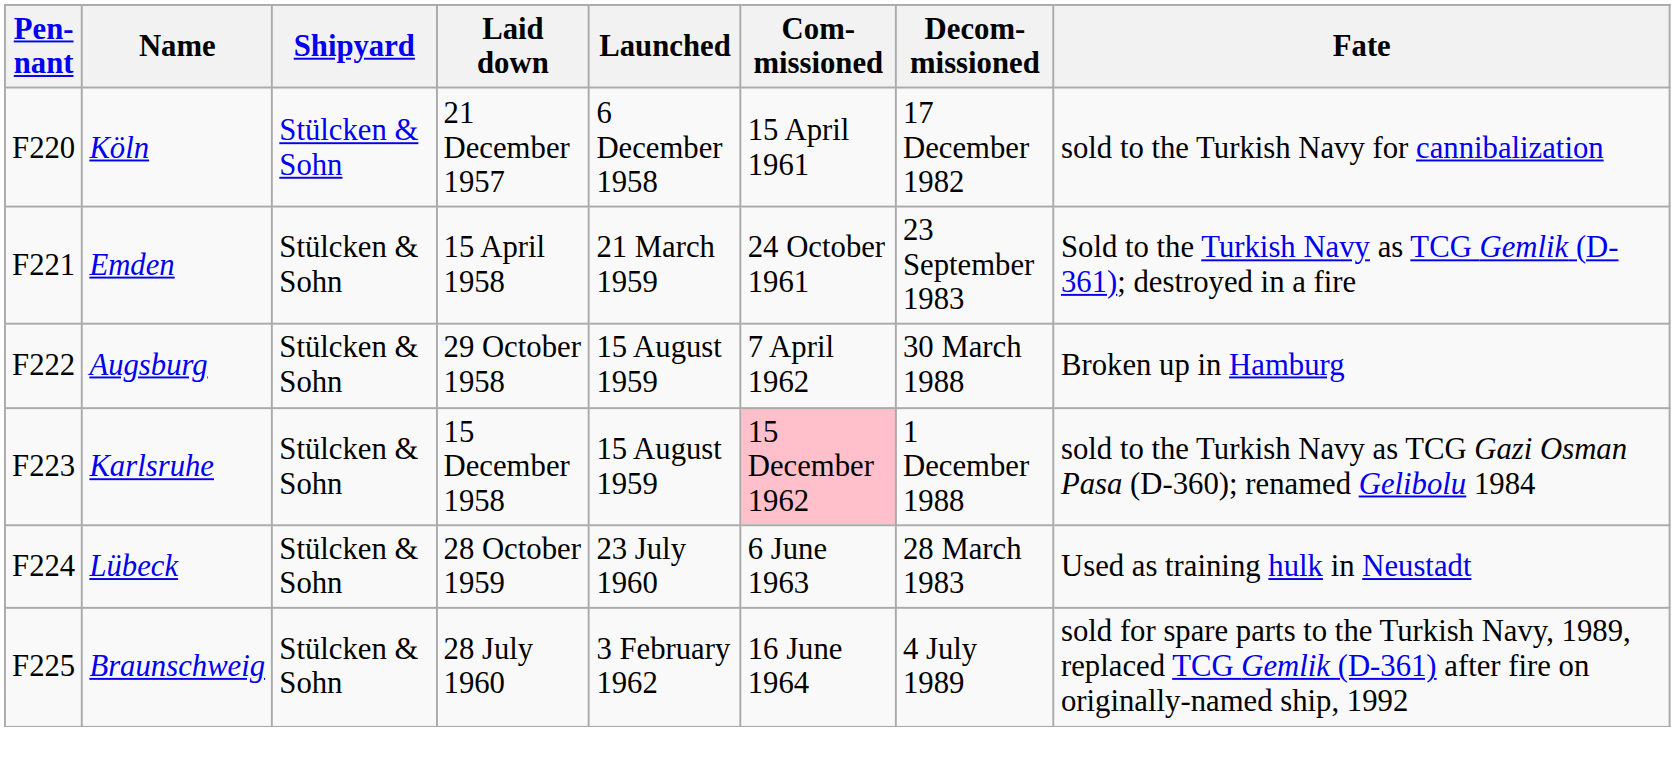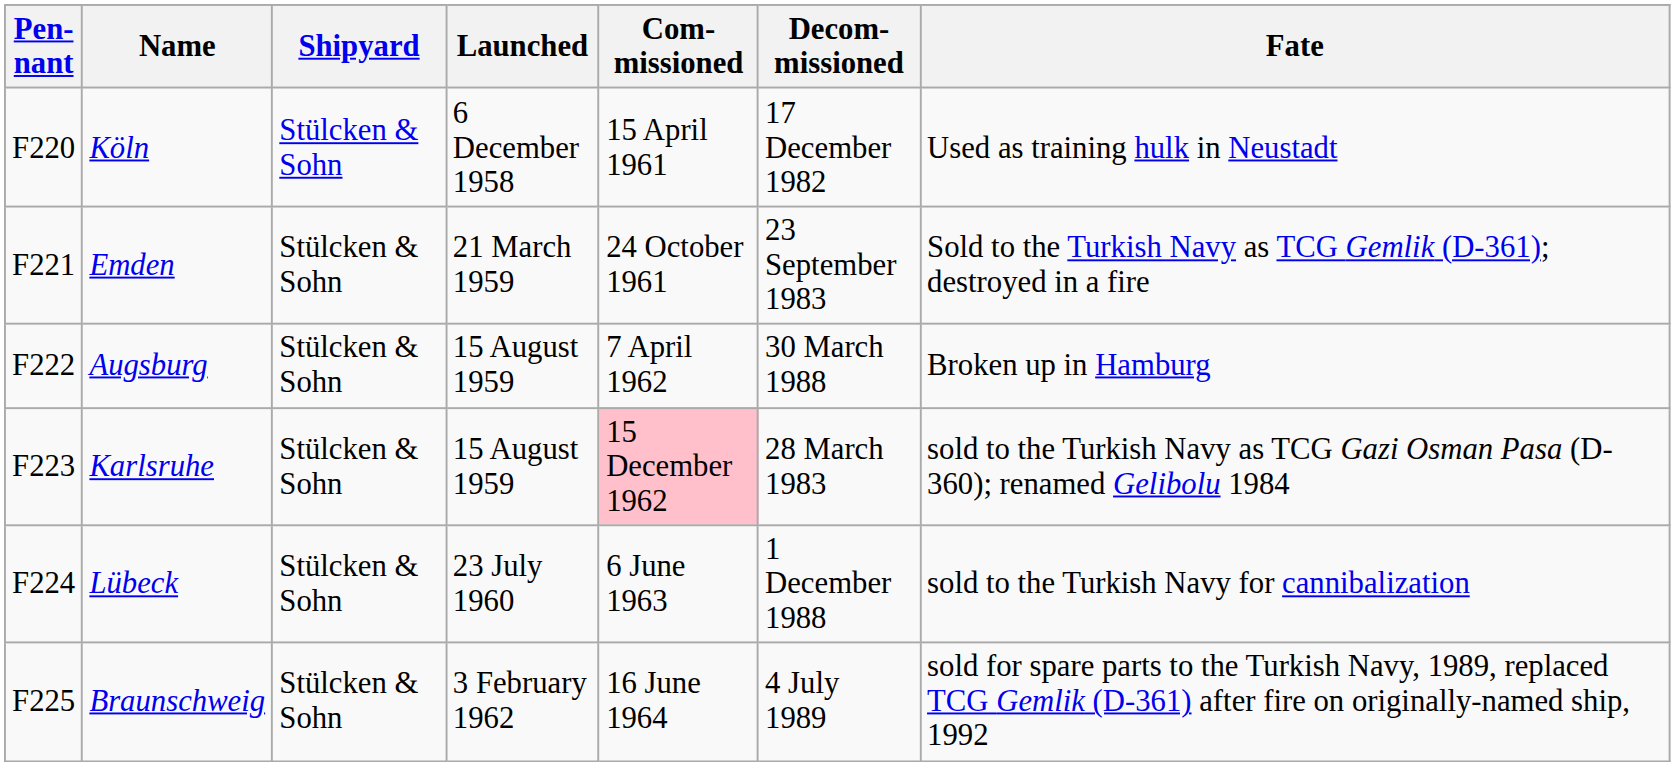- column: (513, 46)
(1332, 146) sold to the Turkish Navy for cannibalization -> (1132, 146) Used as training hulk in Neustadt
(966, 465) 1 December 1988 -> (824, 465) 28 March 1983
(962, 566) 28 March 1983 -> (828, 583) 1 December 1988
(1266, 566) Used as training hulk in Neustadt -> (1198, 583) sold to the Turkish Navy for cannibalization
